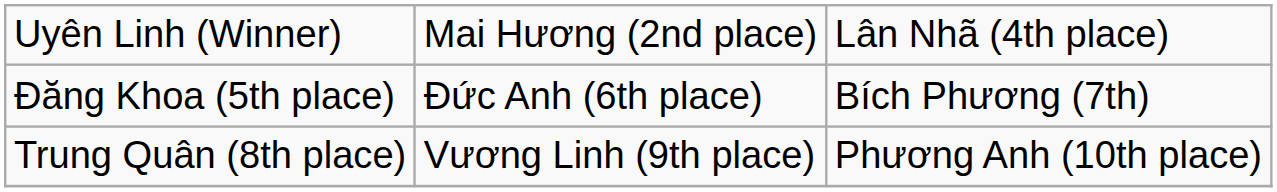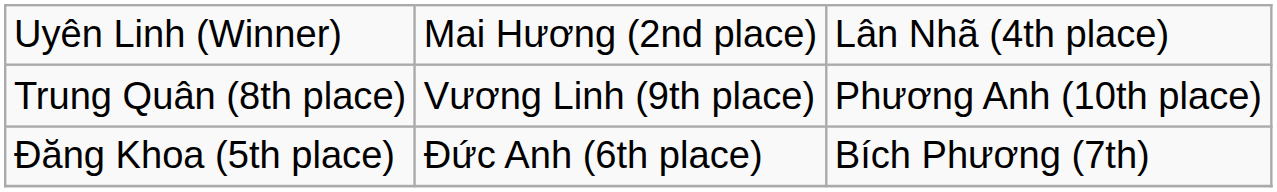rows swapped: (204, 95) <-> (210, 155)
